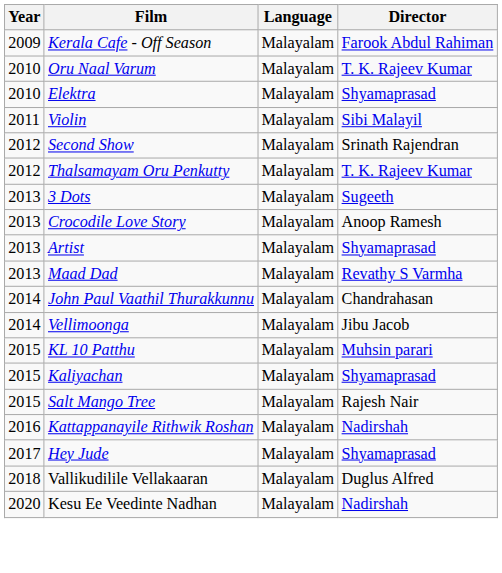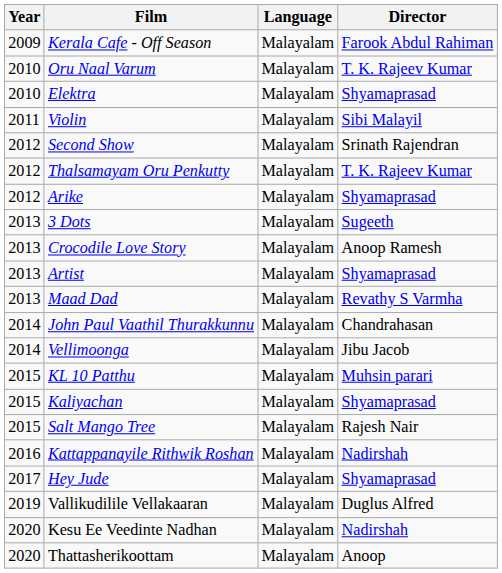+ row: (65, 196)
(24, 478) 2018 -> (24, 504) 2019
+ row: (111, 555)
